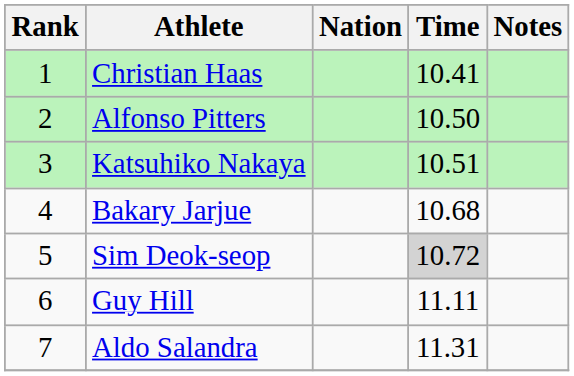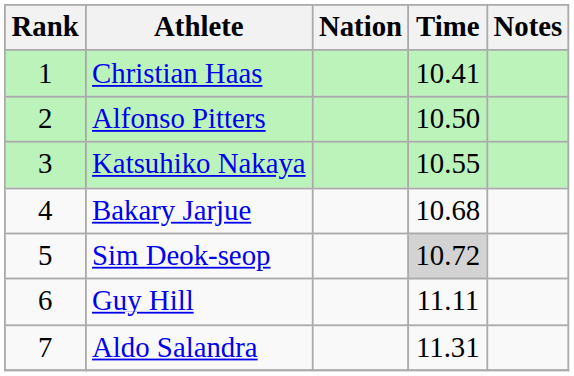(448, 164) 10.51 -> (448, 164) 10.55
